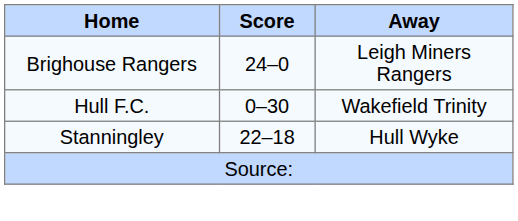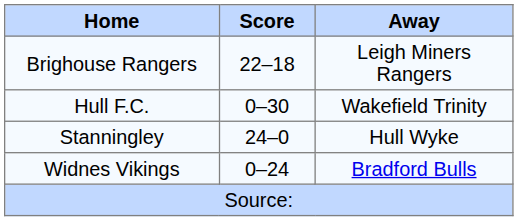(267, 63) 24–0 -> (267, 63) 22–18
(267, 137) 22–18 -> (267, 137) 24–0
+ row: (112, 168)
